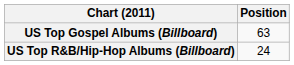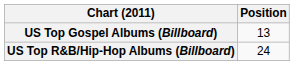(263, 32) 63 -> (263, 32) 13
